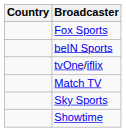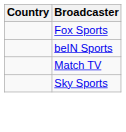- row: (79, 65)
- row: (79, 118)
